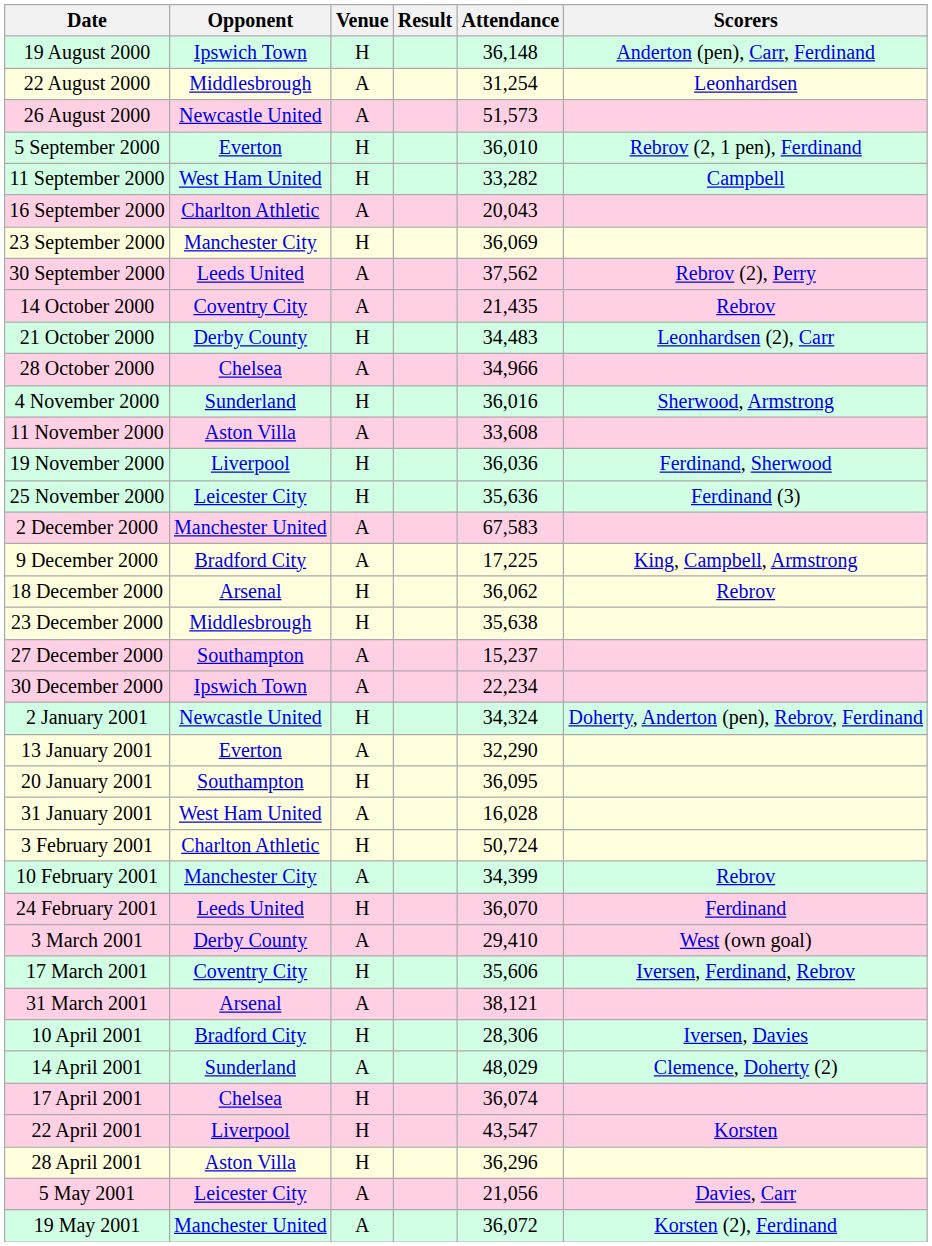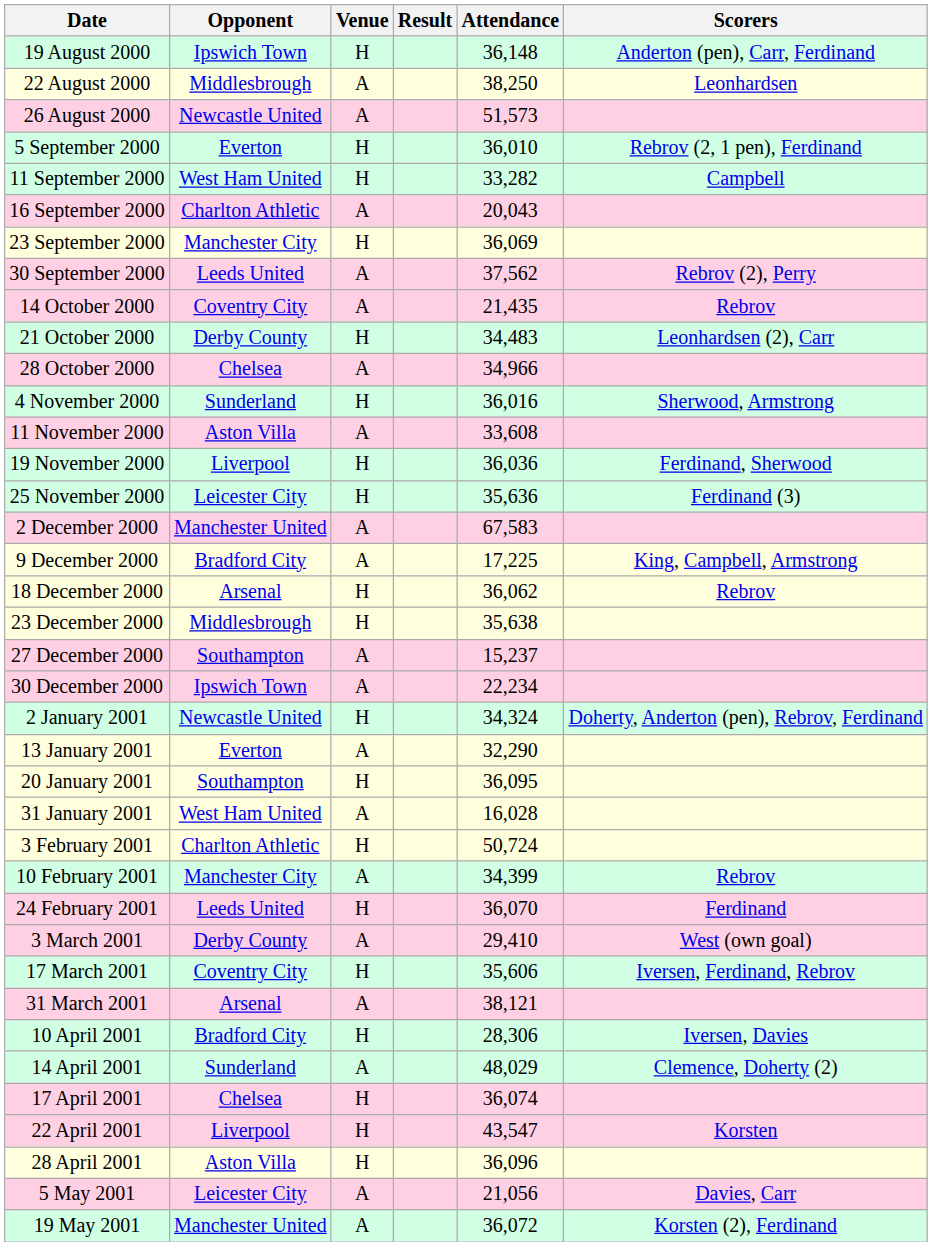(510, 83) 31,254 -> (510, 83) 38,250
(510, 1162) 36,296 -> (510, 1162) 36,096
